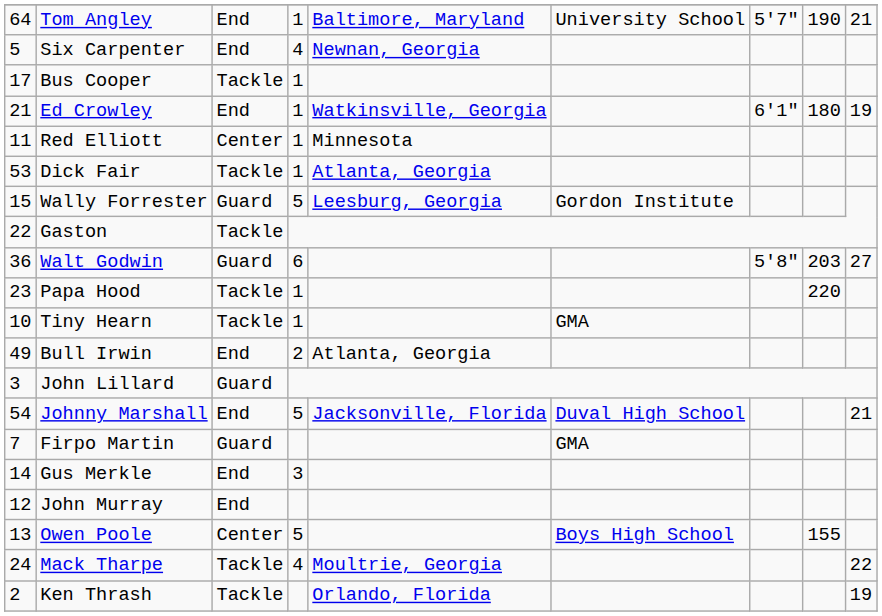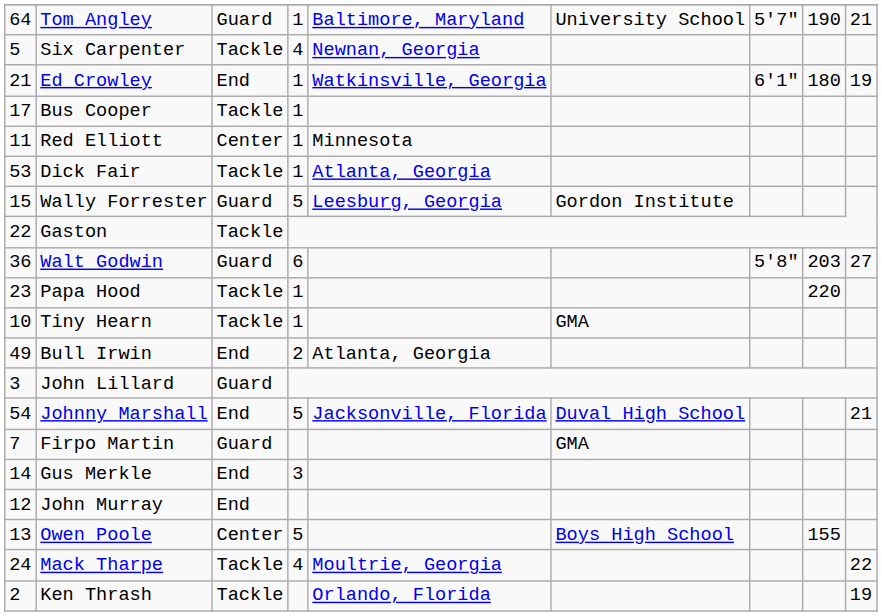(233, 20) End -> (244, 20) Guard
(233, 50) End -> (250, 50) Tackle
rows swapped: (96, 80) <-> (96, 111)
